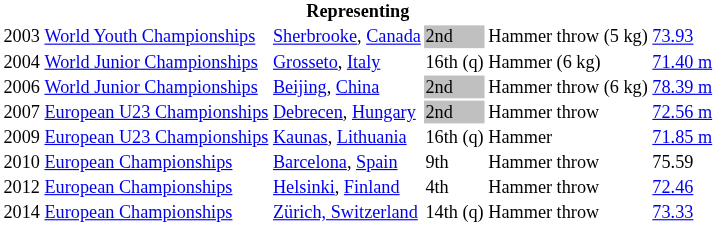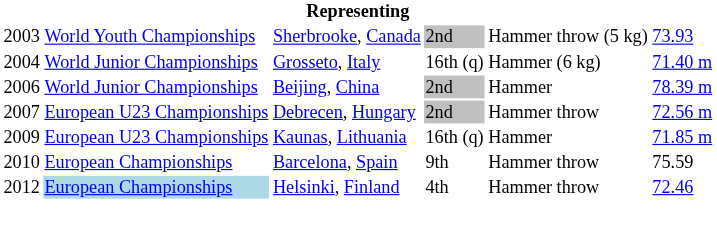(568, 86) Hammer throw (6 kg) -> (520, 86) Hammer
(138, 187) no background -> (138, 187) lightblue background
- row: (345, 212)
